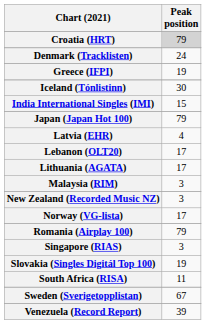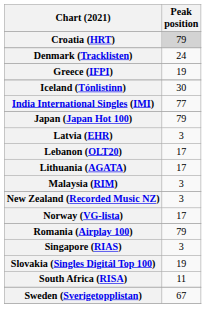(181, 103) 15 -> (181, 103) 77
(181, 135) 4 -> (181, 135) 3
- row: (83, 311)
